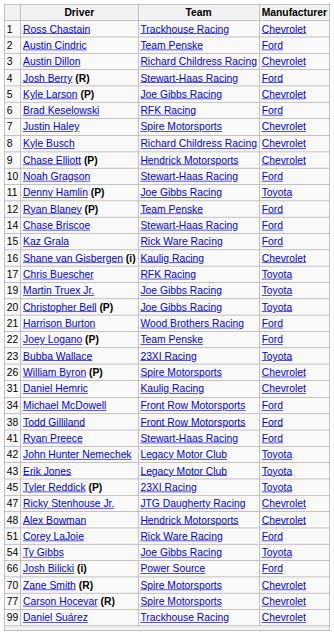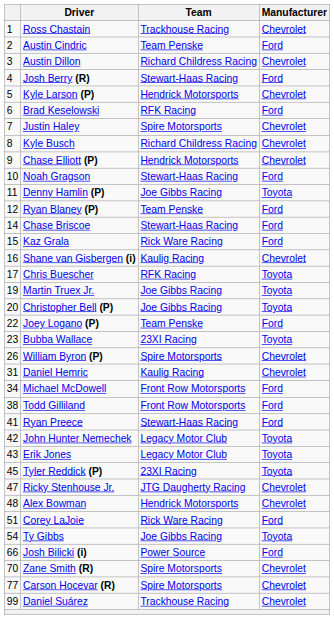(181, 95) Joe Gibbs Racing -> (189, 95) Hendrick Motorsports
- row: (59, 324)
